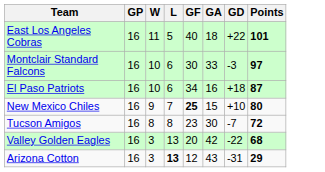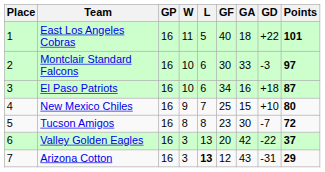+ column: (21, 13)
(191, 106) bold -> (225, 106) normal
(256, 141) 68 -> (290, 141) 37
